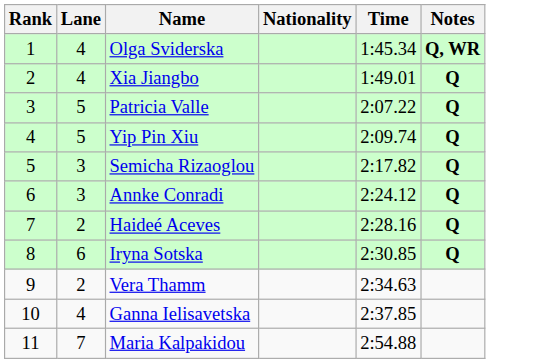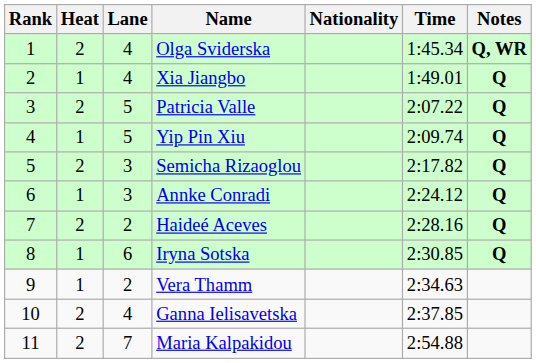+ column: (80, 19)
